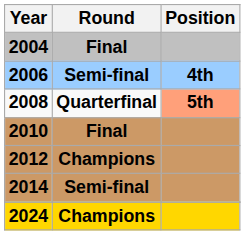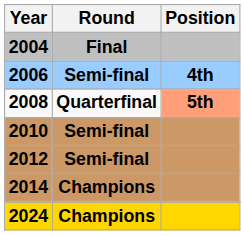(107, 131) Final -> (107, 131) Semi-final
(107, 159) Champions -> (107, 159) Semi-final
(107, 187) Semi-final -> (107, 187) Champions
